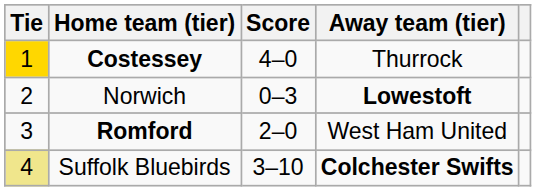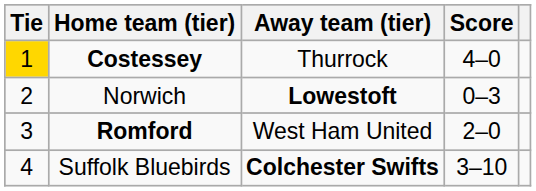columns swapped: (278, 23) <-> (417, 23)
(27, 167) khaki background -> (27, 167) no background
